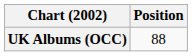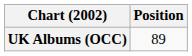(159, 39) 88 -> (159, 39) 89
